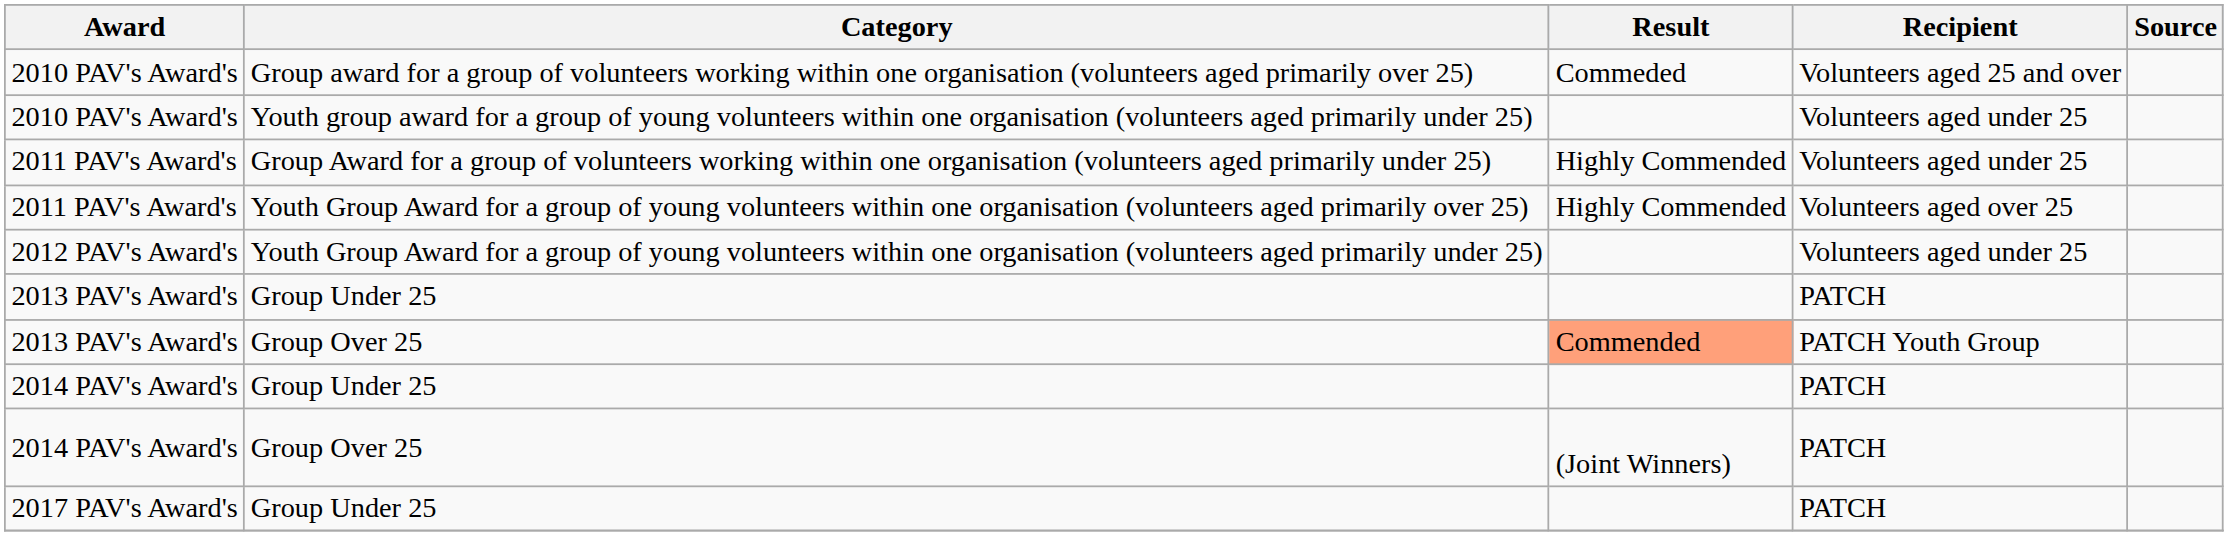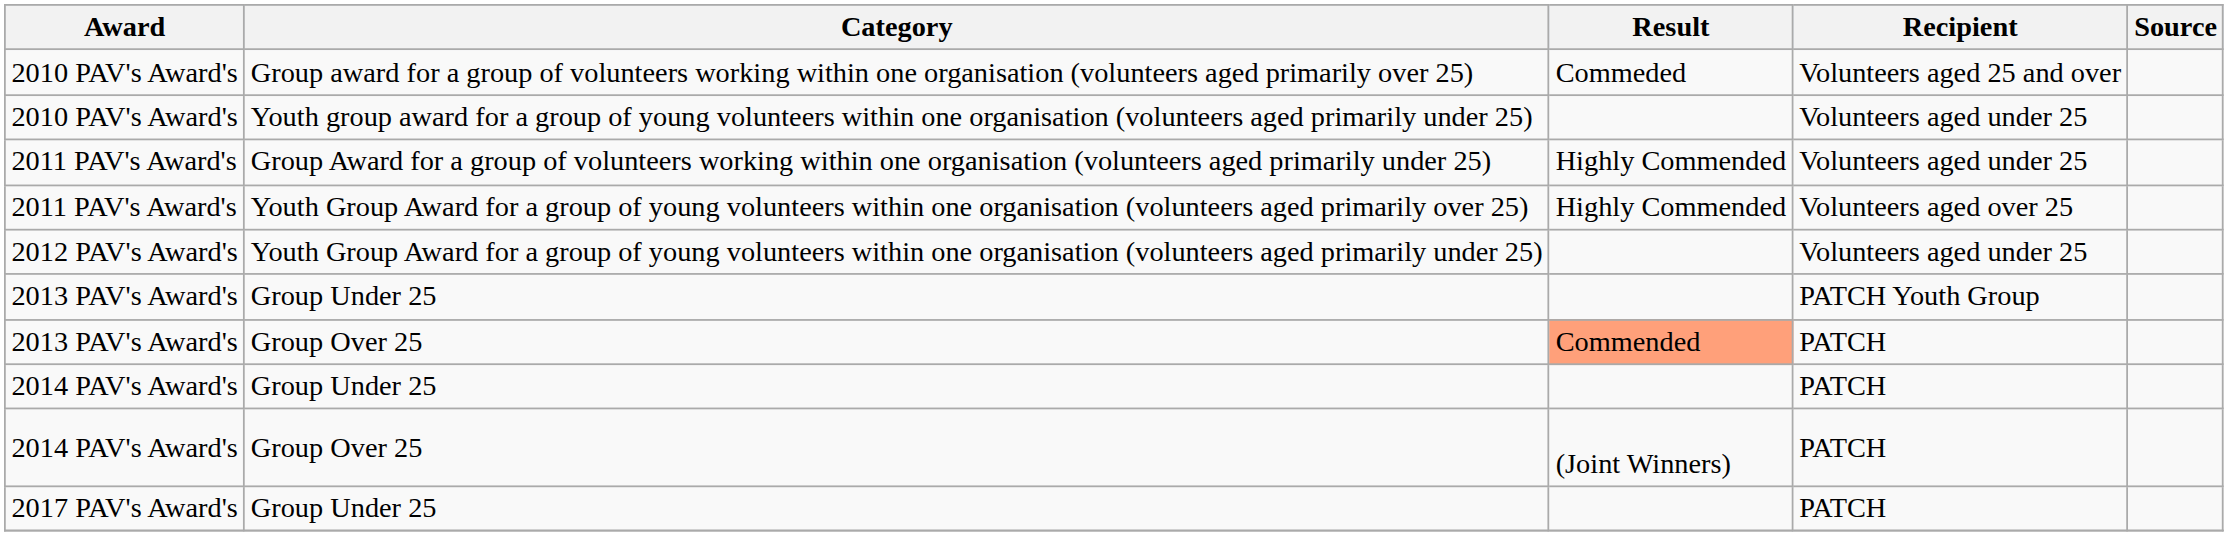(1843, 296) PATCH -> (1919, 296) PATCH Youth Group
(1919, 341) PATCH Youth Group -> (1843, 341) PATCH
